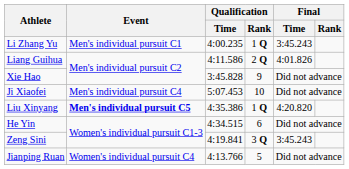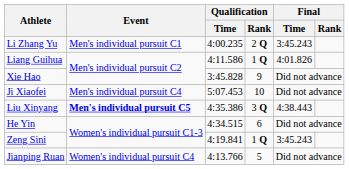(259, 44) 1 Q -> (259, 44) 2 Q
(259, 60) 2 Q -> (259, 60) 1 Q
(259, 108) 1 Q -> (259, 108) 3 Q
(294, 108) 4:20.820 -> (294, 108) 4:38.443
(259, 140) 3 Q -> (259, 140) 1 Q
